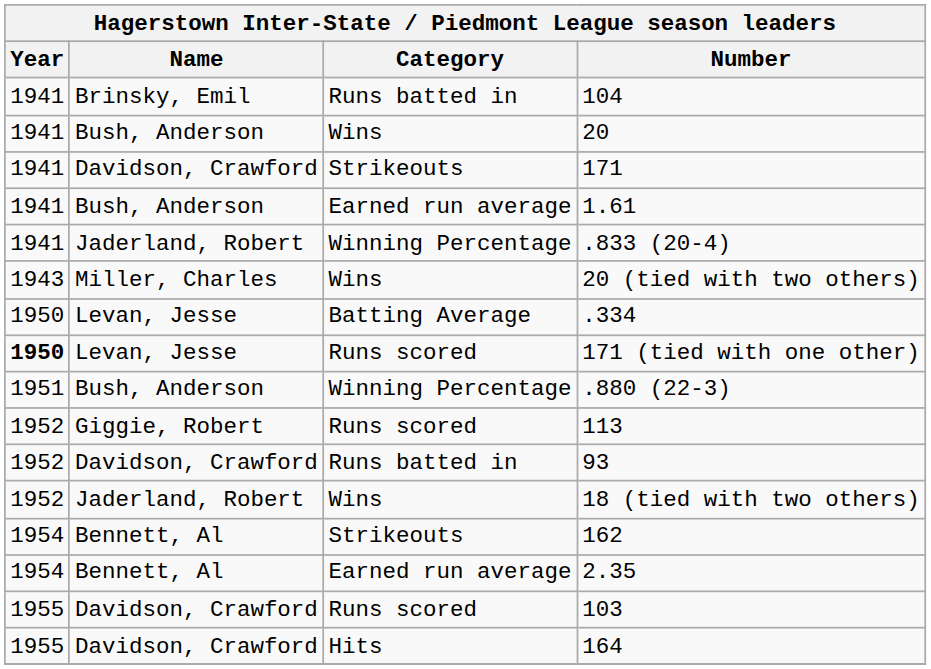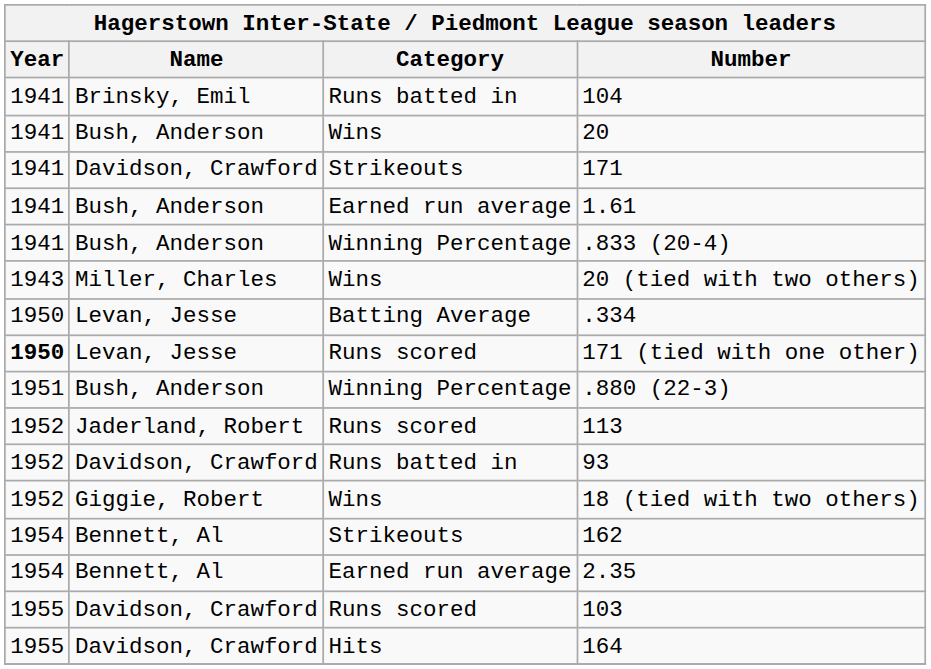(190, 243) Jaderland, Robert -> (169, 243) Bush, Anderson
(169, 426) Giggie, Robert -> (190, 426) Jaderland, Robert
(190, 500) Jaderland, Robert -> (169, 500) Giggie, Robert
